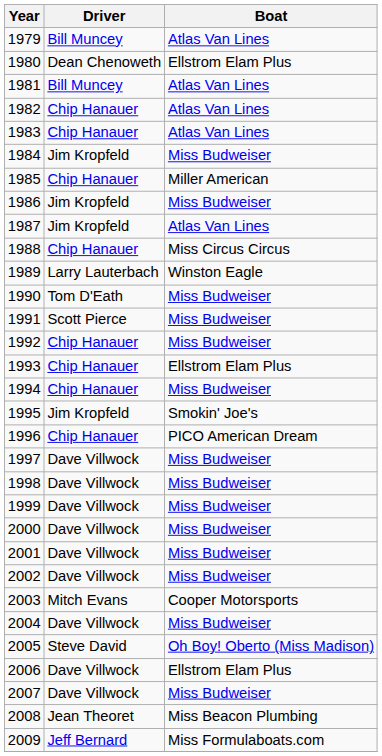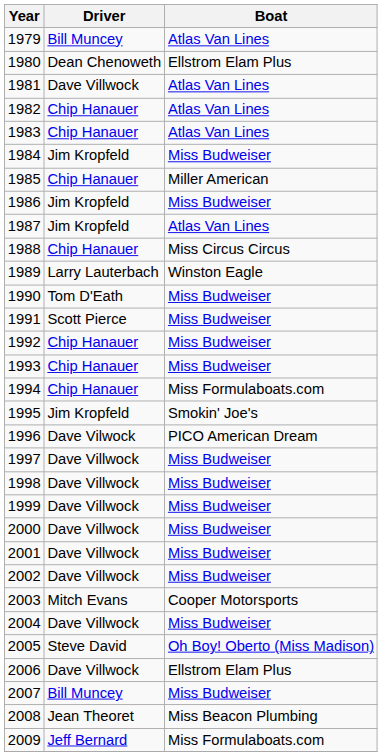(85, 86) Bill Muncey -> (93, 86) Dave Villwock
(230, 366) Ellstrom Elam Plus -> (219, 366) Miss Budweiser
(219, 389) Miss Budweiser -> (246, 389) Miss Formulaboats.com
(93, 436) Chip Hanauer -> (91, 436) Dave Vilwock
(93, 693) Dave Villwock -> (85, 693) Bill Muncey
